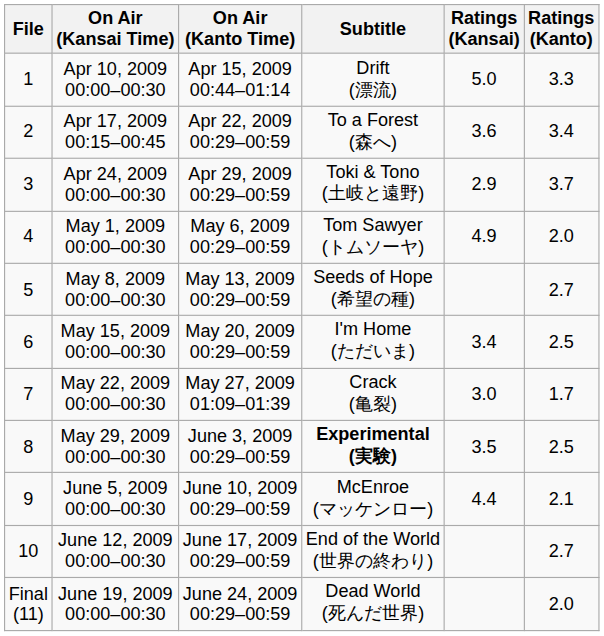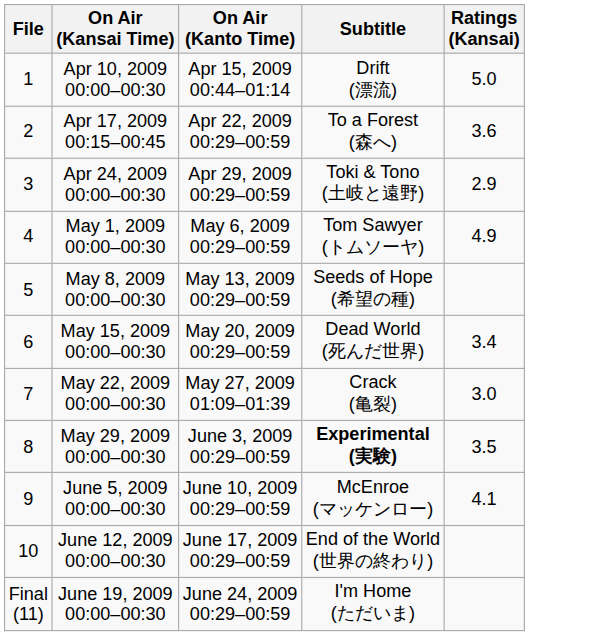- column: (561, 29)
(373, 340) I'm Home (ただいま) -> (373, 340) Dead World (死んだ世界)
(484, 498) 4.4 -> (484, 498) 4.1
(373, 602) Dead World (死んだ世界) -> (373, 602) I'm Home (ただいま)
